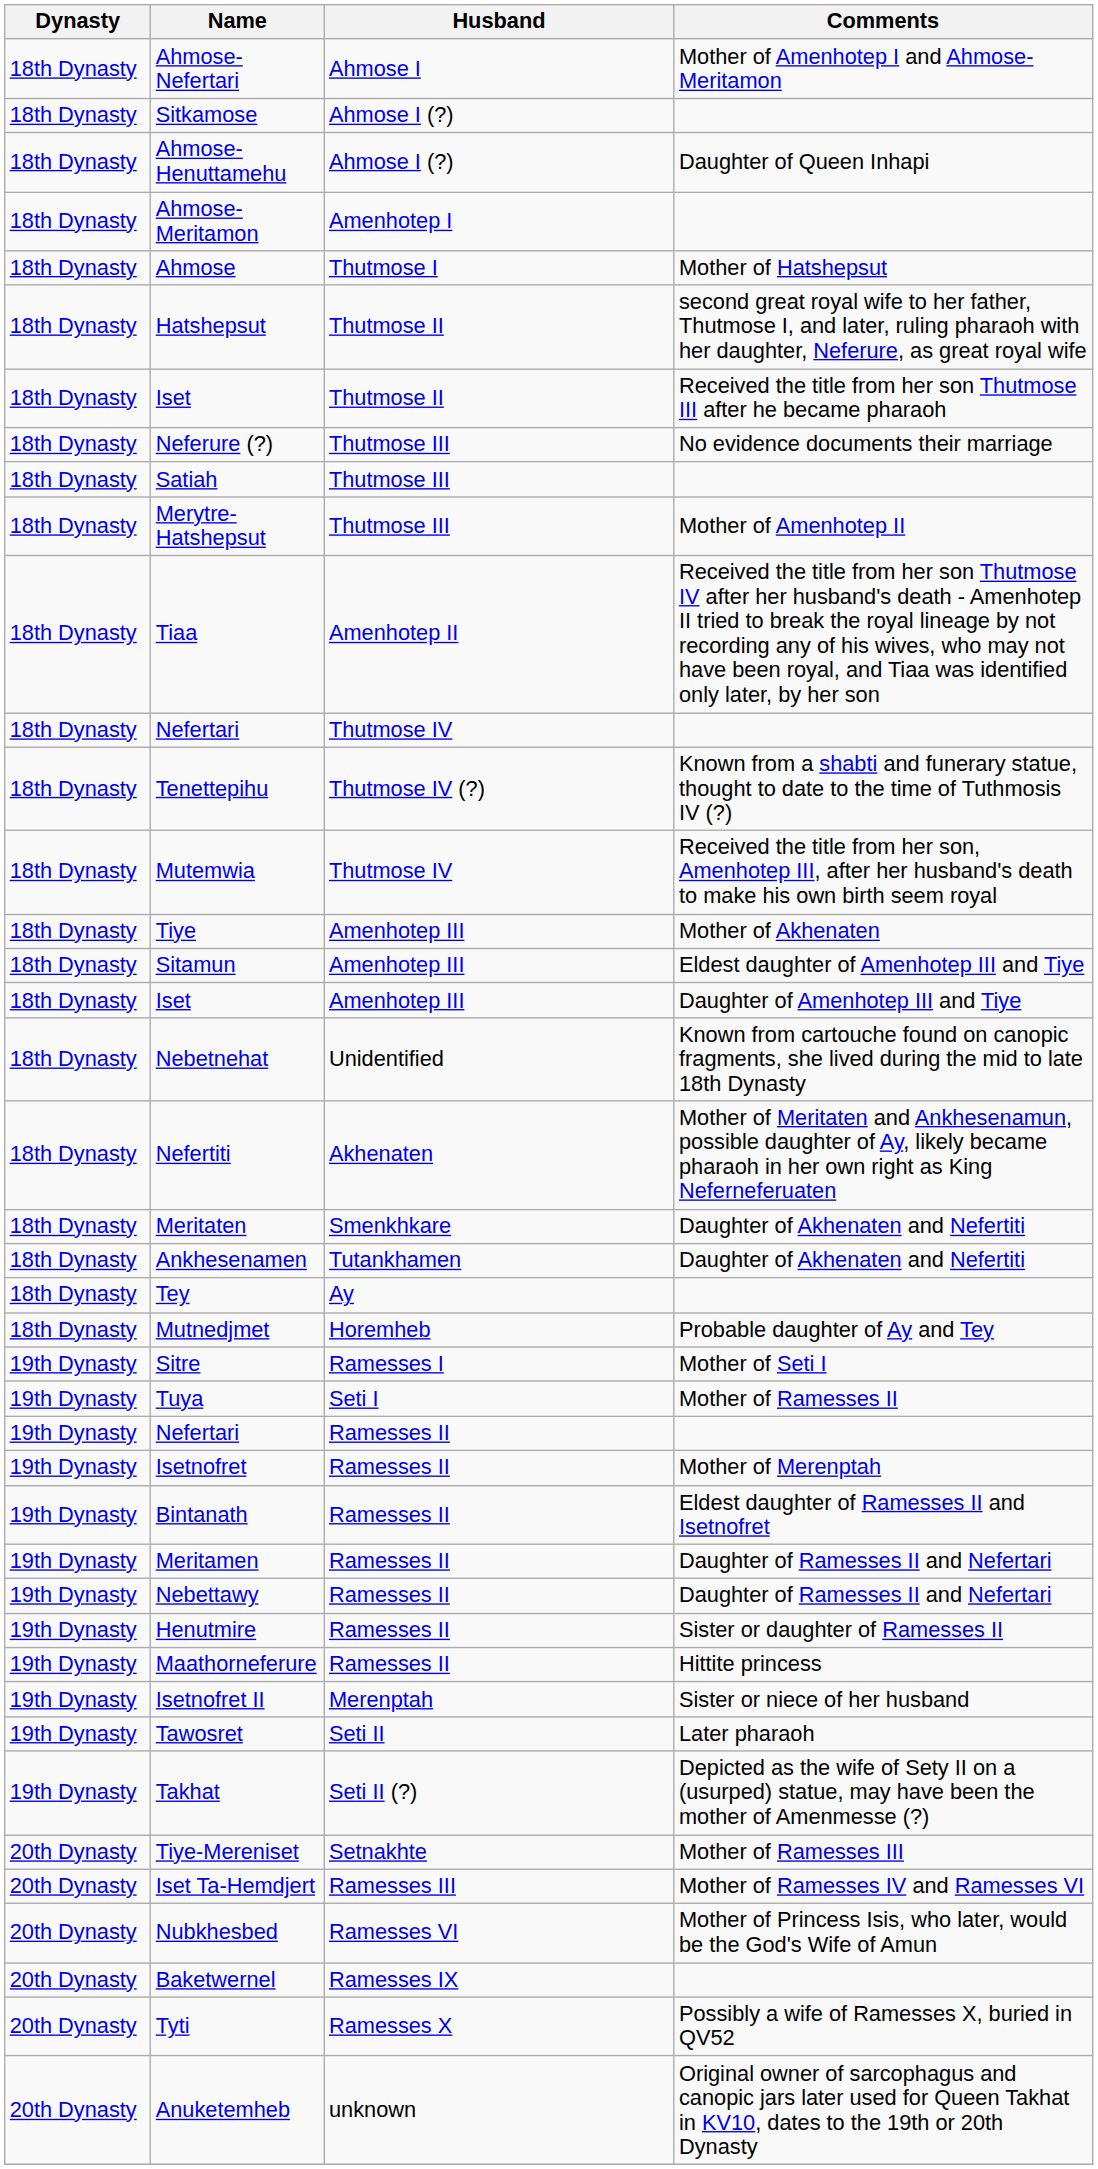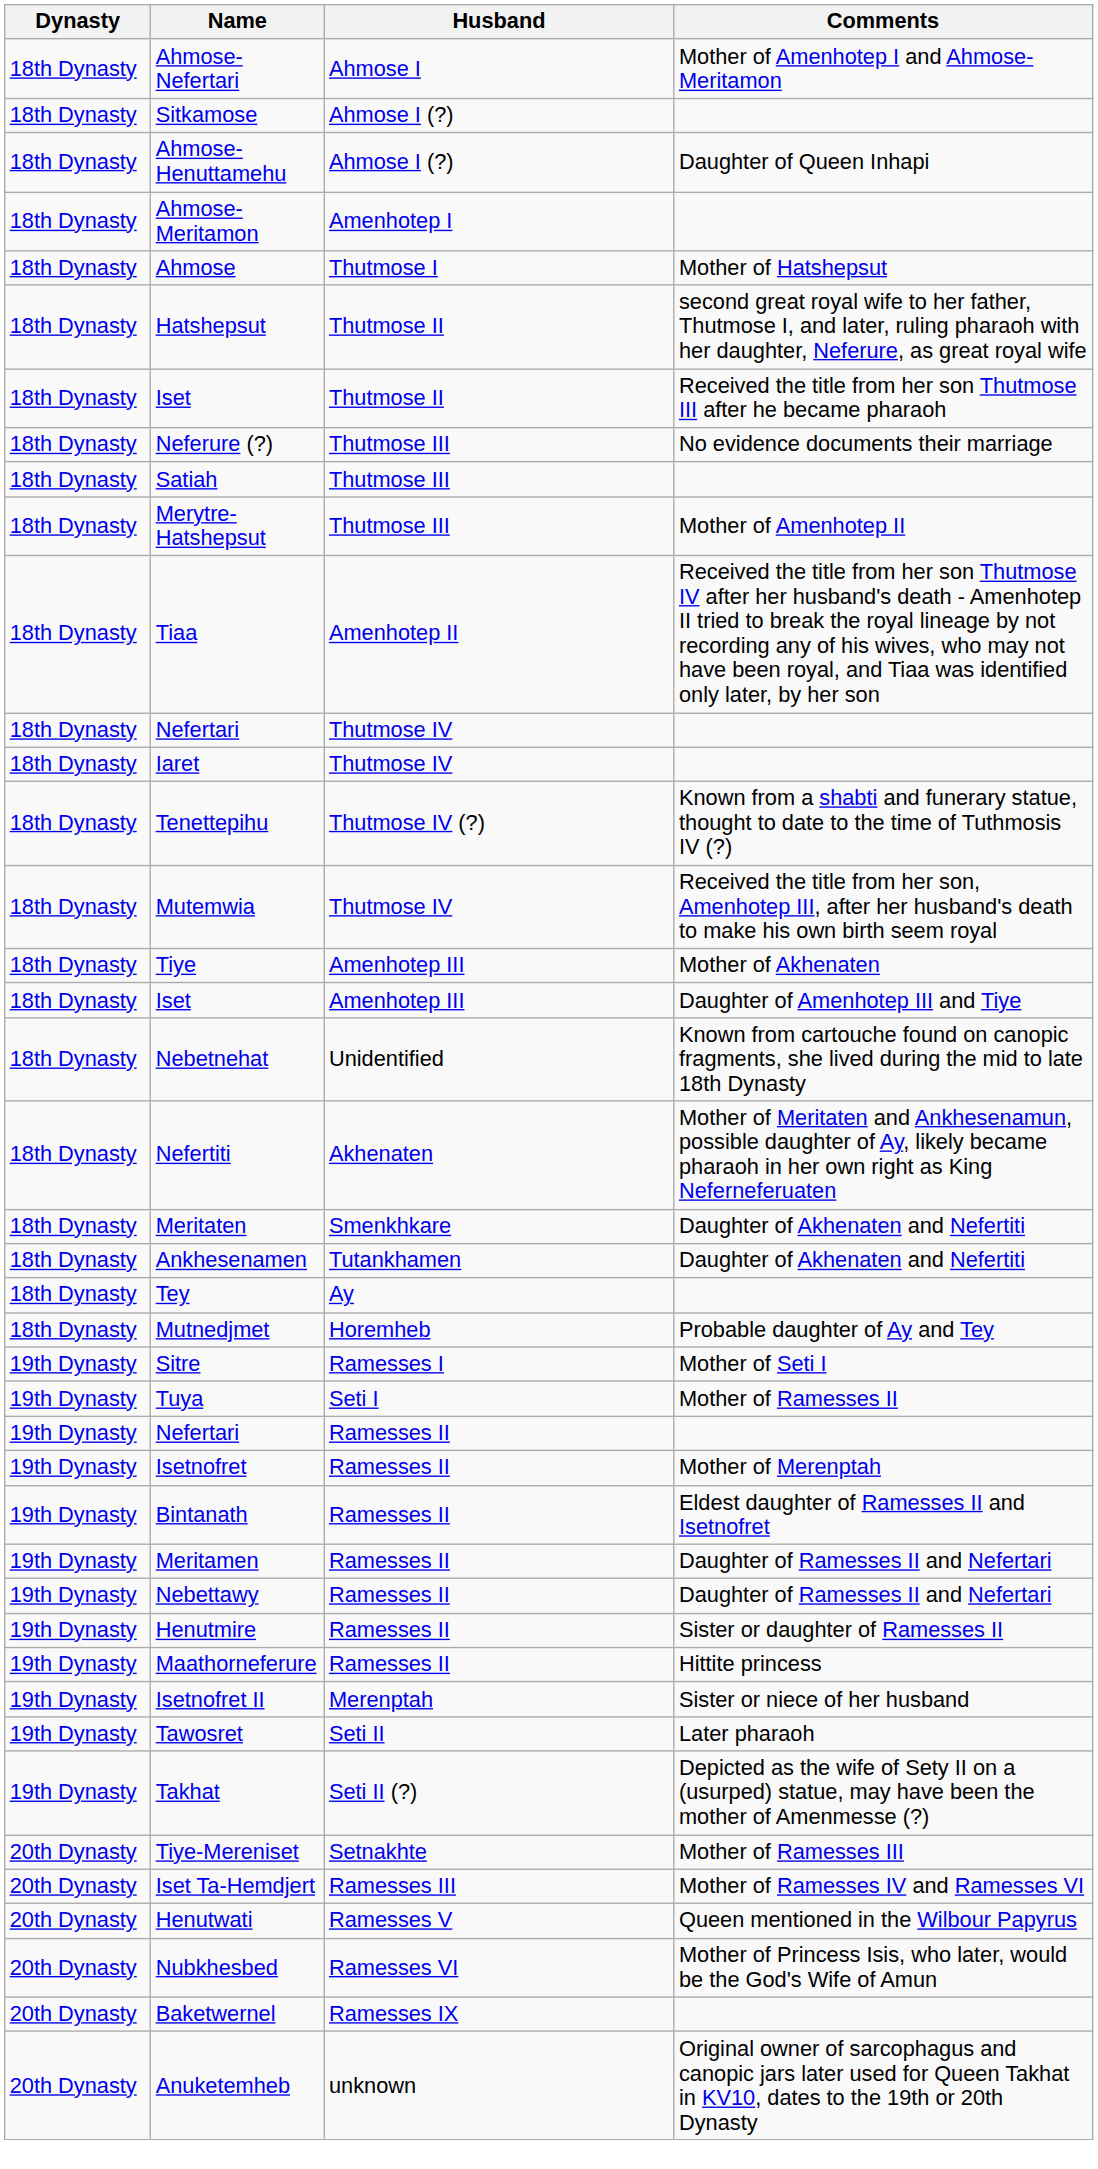+ row: (177, 764)
- row: (196, 965)
+ row: (204, 1920)
- row: (173, 2026)
